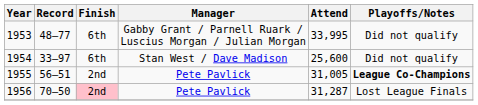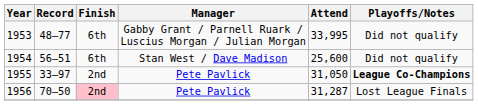(55, 58) 33–97 -> (55, 58) 56–51
(55, 75) 56–51 -> (55, 75) 33–97
(329, 75) 31,005 -> (329, 75) 31,050
